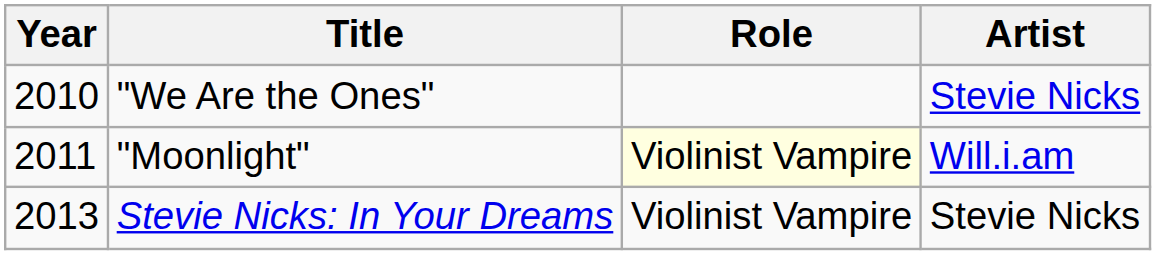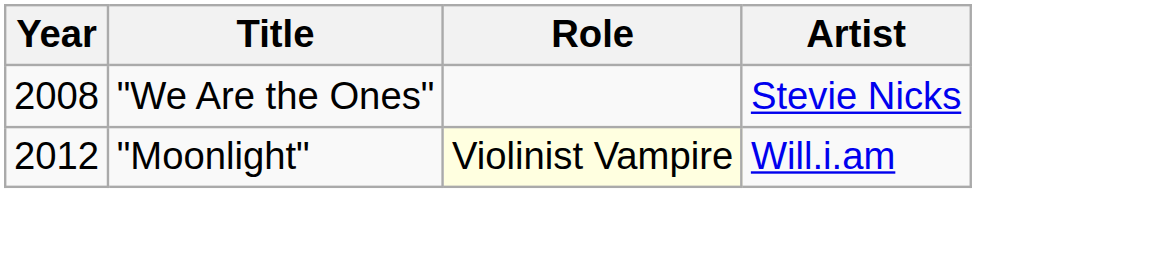(57, 95) 2010 -> (57, 95) 2008
(55, 156) 2011 -> (57, 156) 2012
- row: (365, 216)
